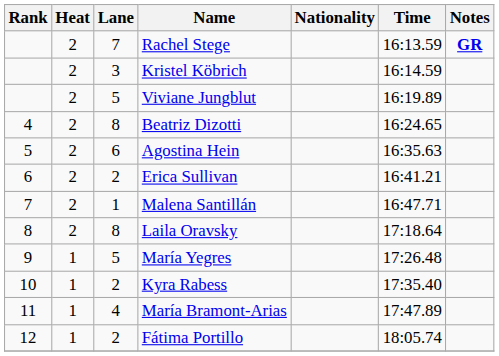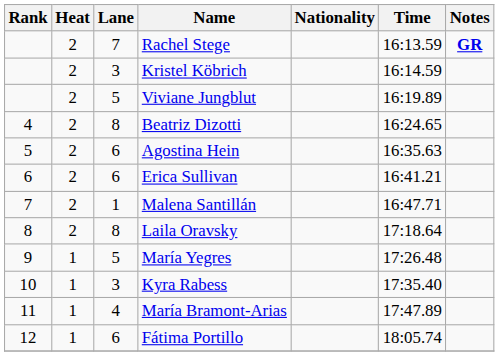(116, 177) 2 -> (116, 177) 6
(116, 284) 2 -> (116, 284) 3
(116, 337) 2 -> (116, 337) 6
